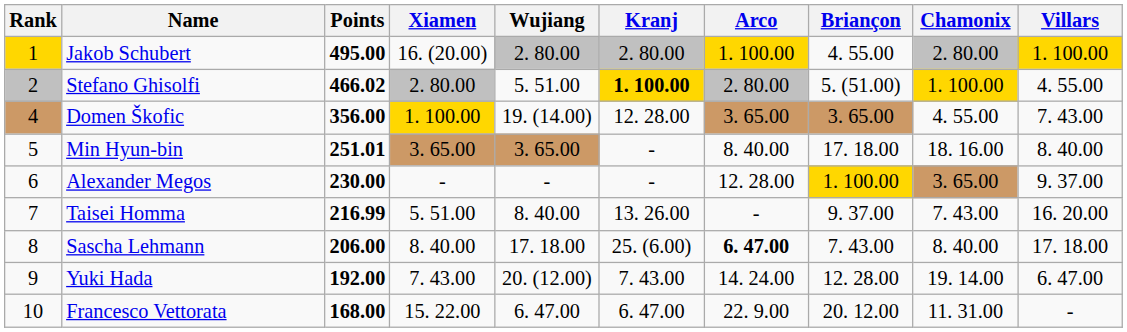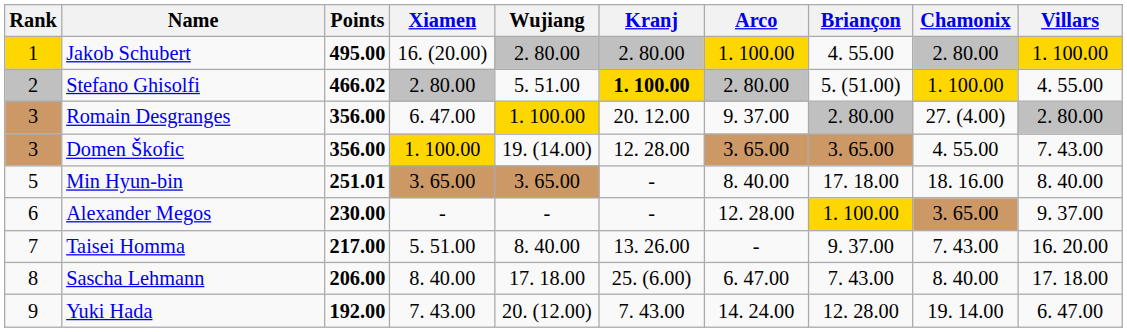+ row: (148, 117)
(33, 117) 4 -> (33, 149) 3
(357, 213) 216.99 -> (357, 246) 217.00
(756, 246) bold -> (756, 278) normal
- row: (146, 310)
